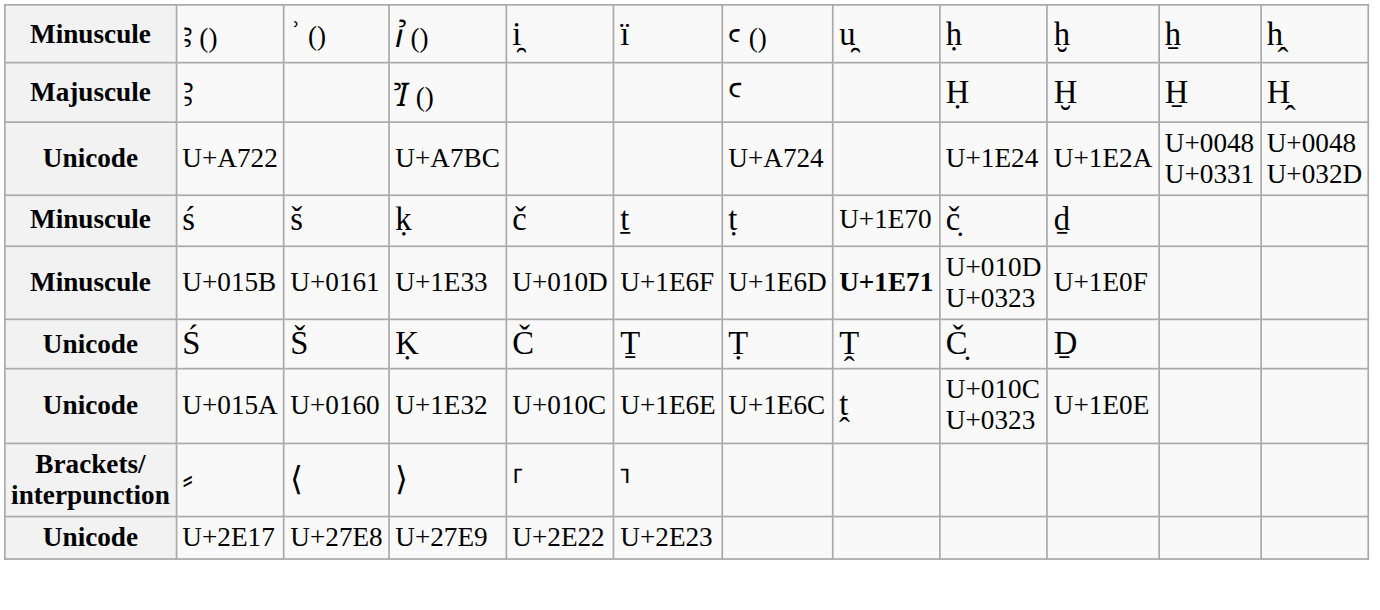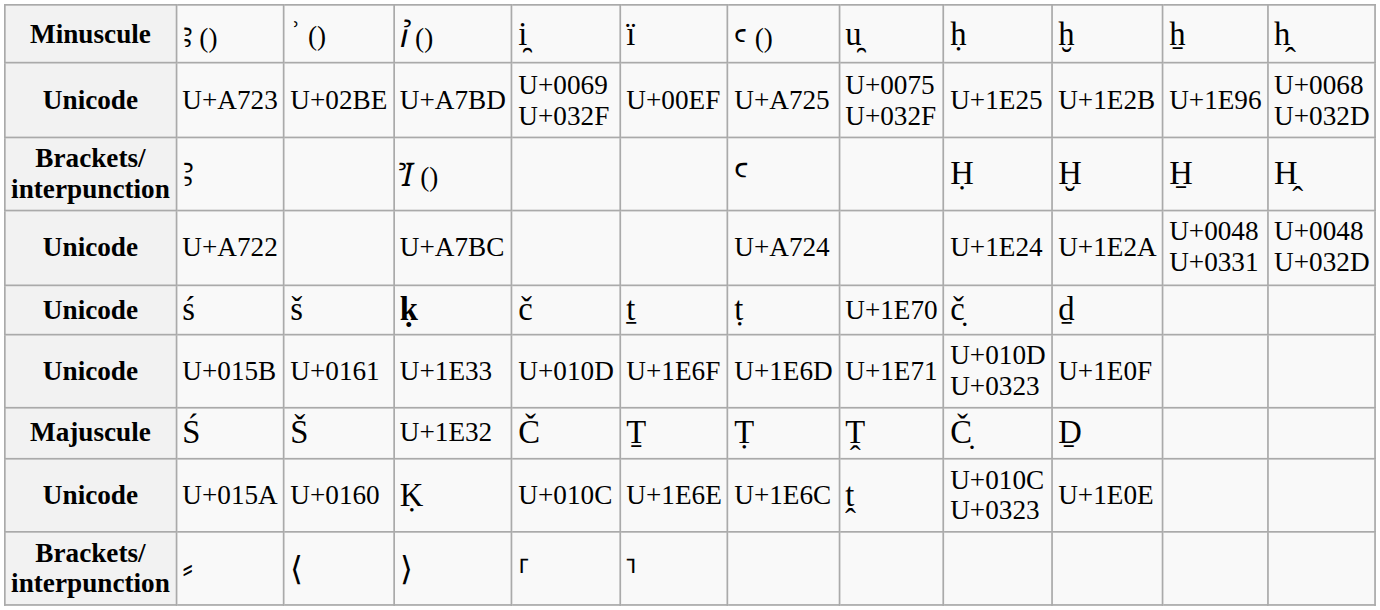+ row: (230, 99)
(90, 92) Majuscule -> (90, 173) Brackets/ interpunction
(90, 220) Minuscule -> (90, 309) Unicode
(403, 220) normal -> (409, 309) bold
(90, 281) Minuscule -> (90, 370) Unicode
(886, 281) bold -> (891, 370) normal
(90, 343) Unicode -> (90, 432) Majuscule
(407, 343) Ḳ -> (446, 432) U+1E32
(441, 405) U+1E32 -> (412, 494) Ḳ
- row: (229, 537)
